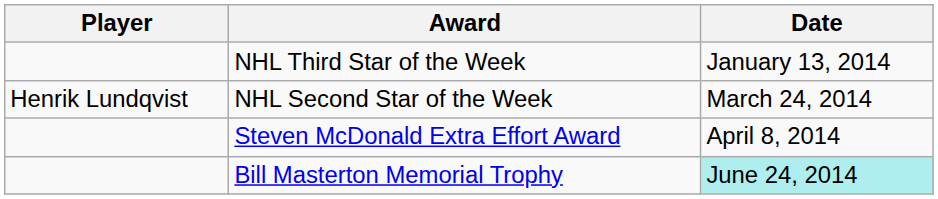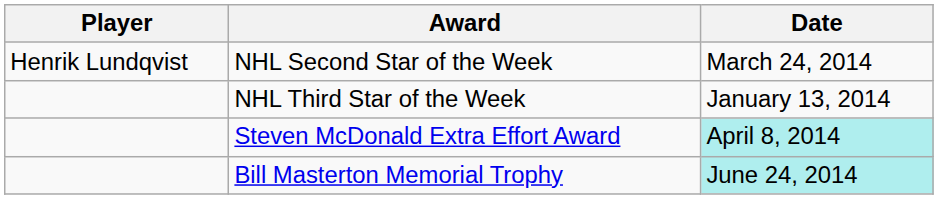rows swapped: (380, 61) <-> (393, 99)
(773, 136) no background -> (773, 136) paleturquoise background
